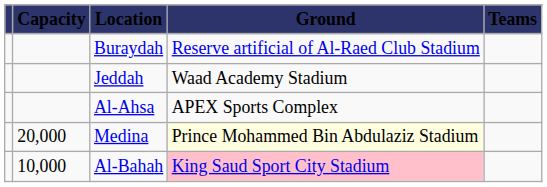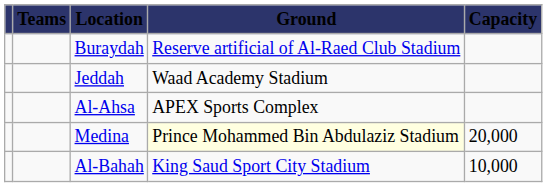columns swapped: (513, 18) <-> (51, 18)
(281, 165) pink background -> (261, 165) no background
